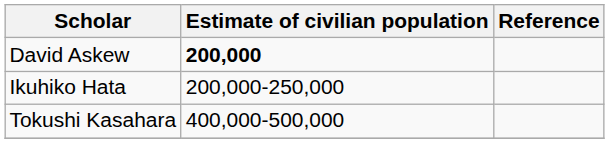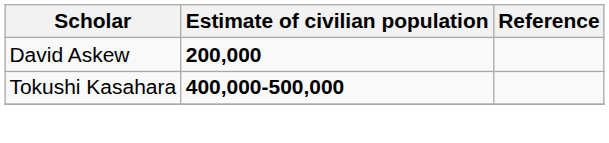- row: (68, 87)
(265, 120) normal -> (265, 87) bold
